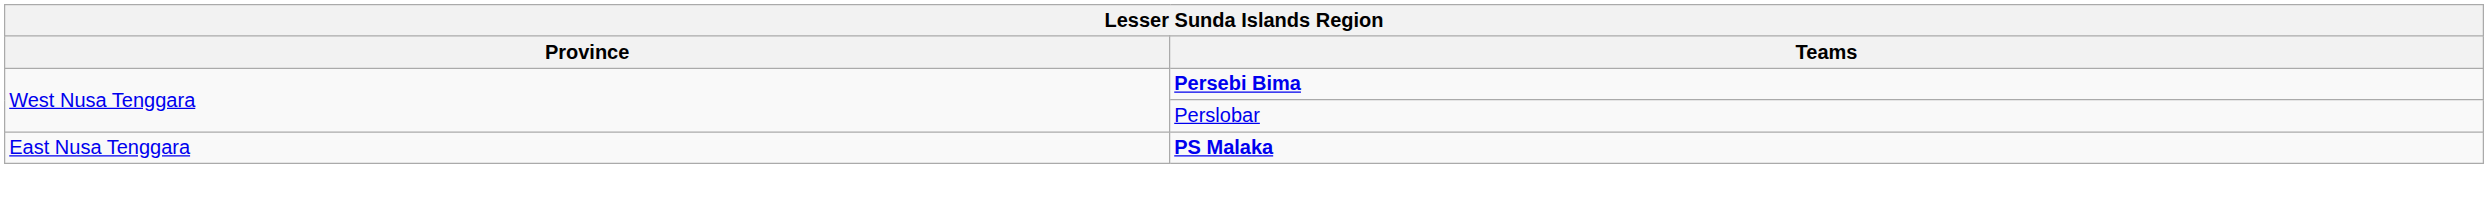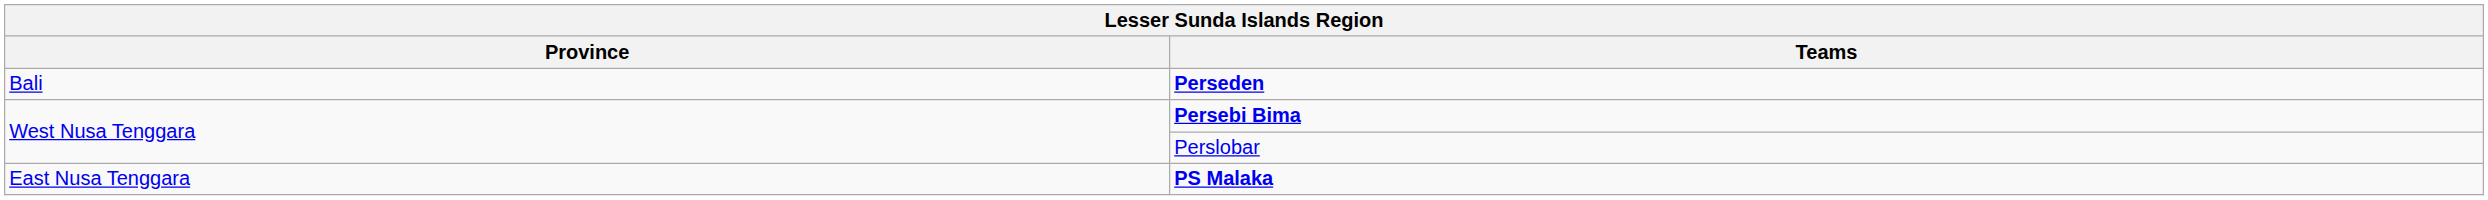+ row: (1219, 83)
